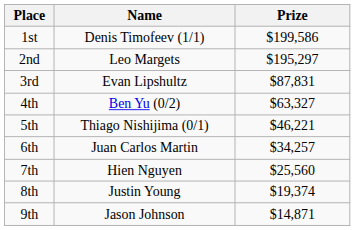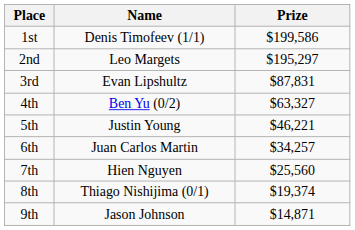(145, 125) Thiago Nishijima (0/1) -> (145, 125) Justin Young
(145, 192) Justin Young -> (145, 192) Thiago Nishijima (0/1)
